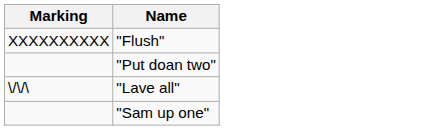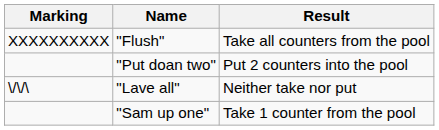+ column: (326, 16)
